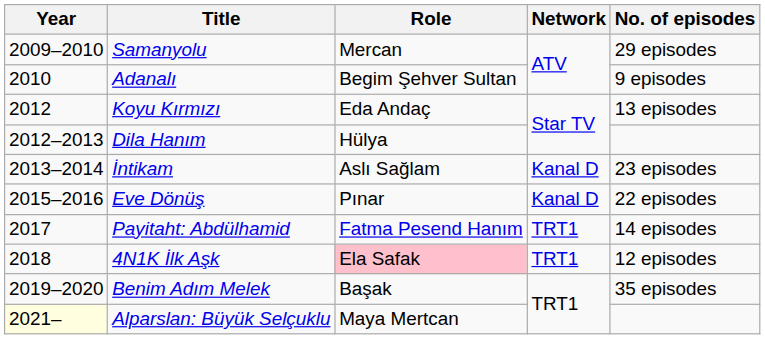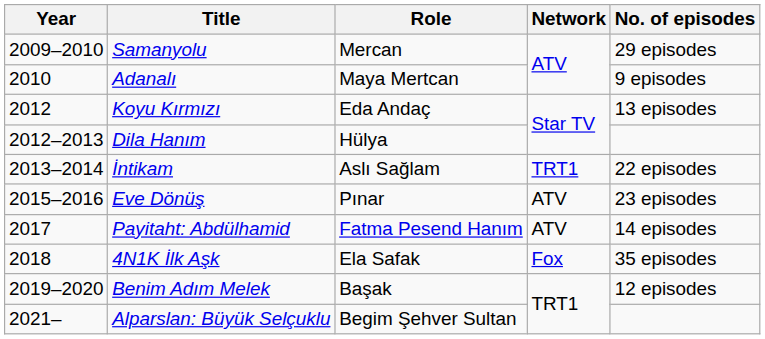(428, 79) Begim Şehver Sultan -> (399, 79) Maya Mertcan
(565, 169) Kanal D -> (555, 169) TRT1
(666, 169) 23 episodes -> (666, 169) 22 episodes
(565, 199) Kanal D -> (549, 199) ATV
(666, 199) 22 episodes -> (666, 199) 23 episodes
(555, 229) TRT1 -> (549, 229) ATV
(380, 259) pink background -> (380, 259) no background
(555, 259) TRT1 -> (547, 259) Fox
(666, 259) 12 episodes -> (666, 259) 35 episodes
(666, 288) 35 episodes -> (666, 288) 12 episodes
(35, 318) lightyellow background -> (35, 318) no background
(399, 318) Maya Mertcan -> (428, 318) Begim Şehver Sultan
